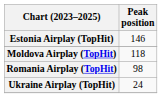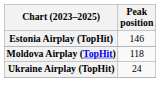- row: (62, 69)
